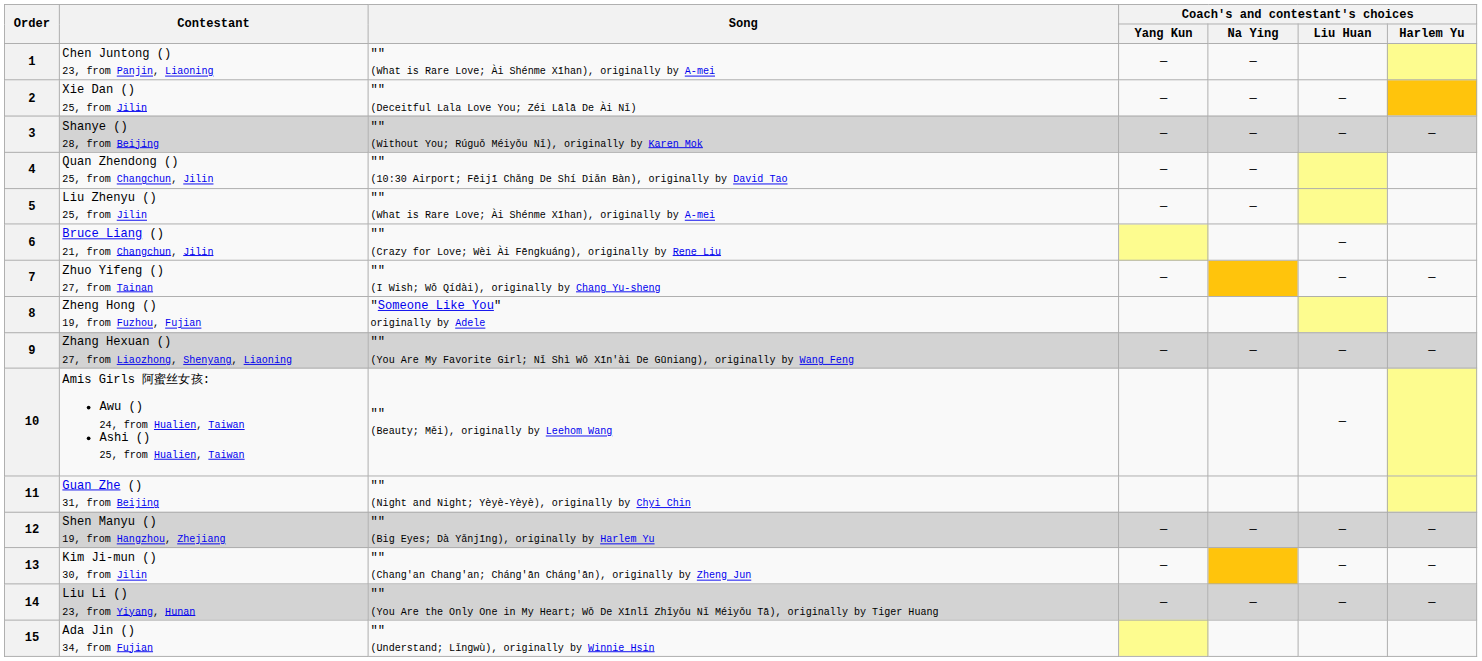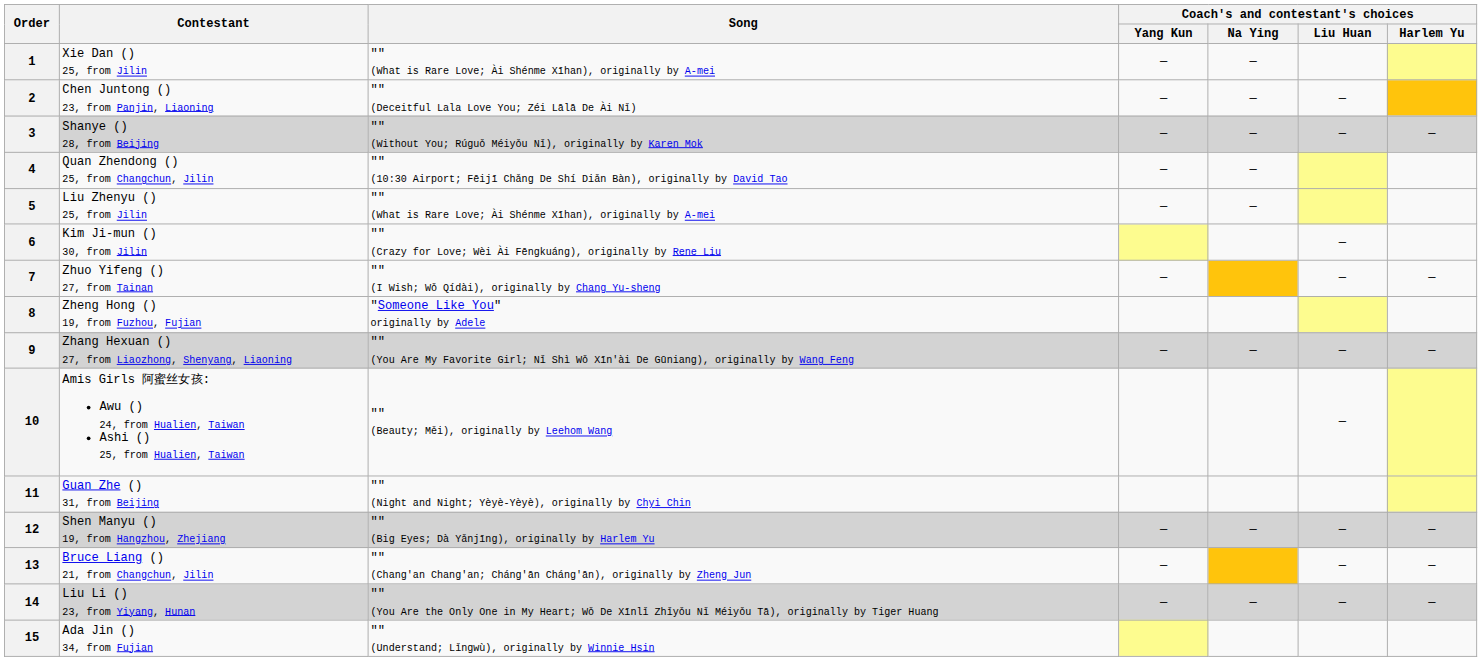(138, 62) Chen Juntong () 23, from Panjin, Liaoning -> (105, 62) Xie Dan () 25, from Jilin
(105, 98) Xie Dan () 25, from Jilin -> (138, 98) Chen Juntong () 23, from Panjin, Liaoning
(138, 242) Bruce Liang () 21, from Changchun, Jilin -> (110, 242) Kim Ji-mun () 30, from Jilin
(110, 566) Kim Ji-mun () 30, from Jilin -> (138, 566) Bruce Liang () 21, from Changchun, Jilin
